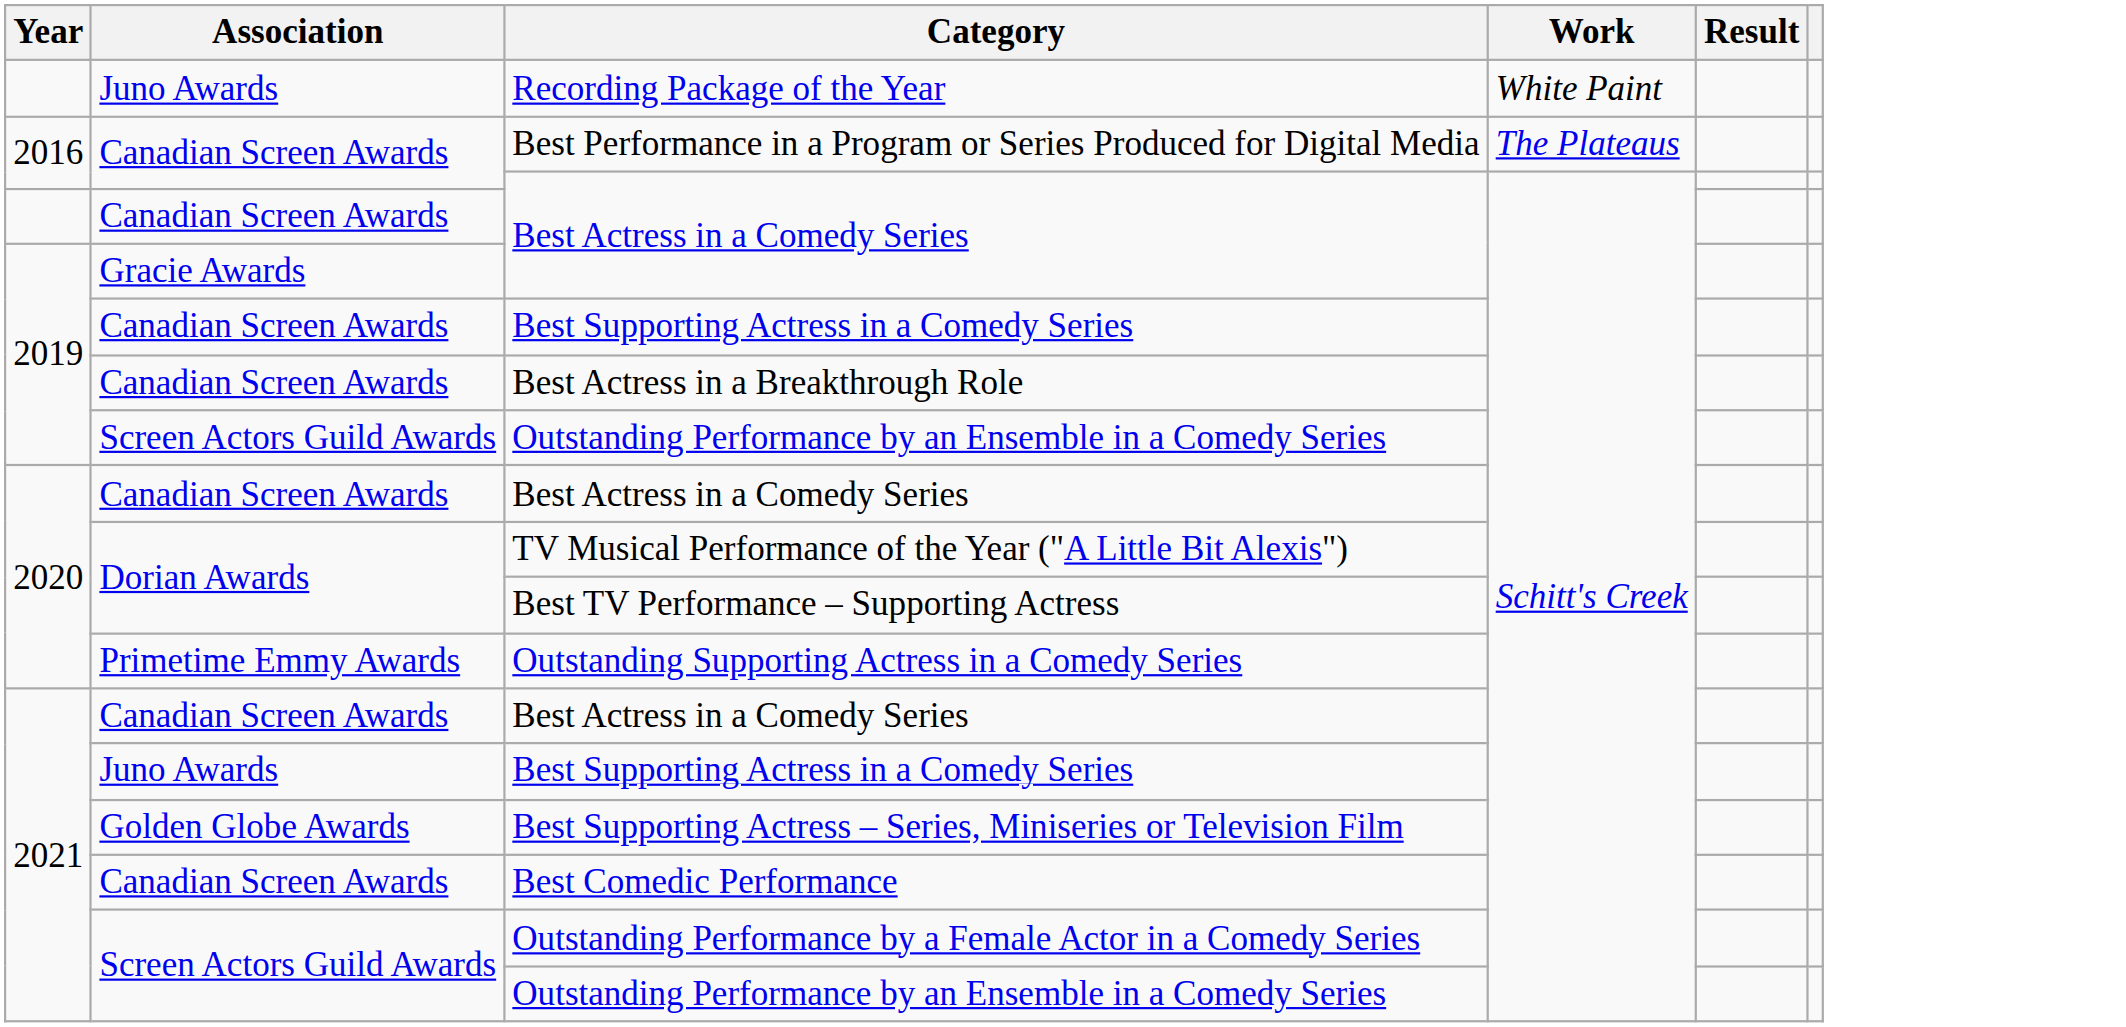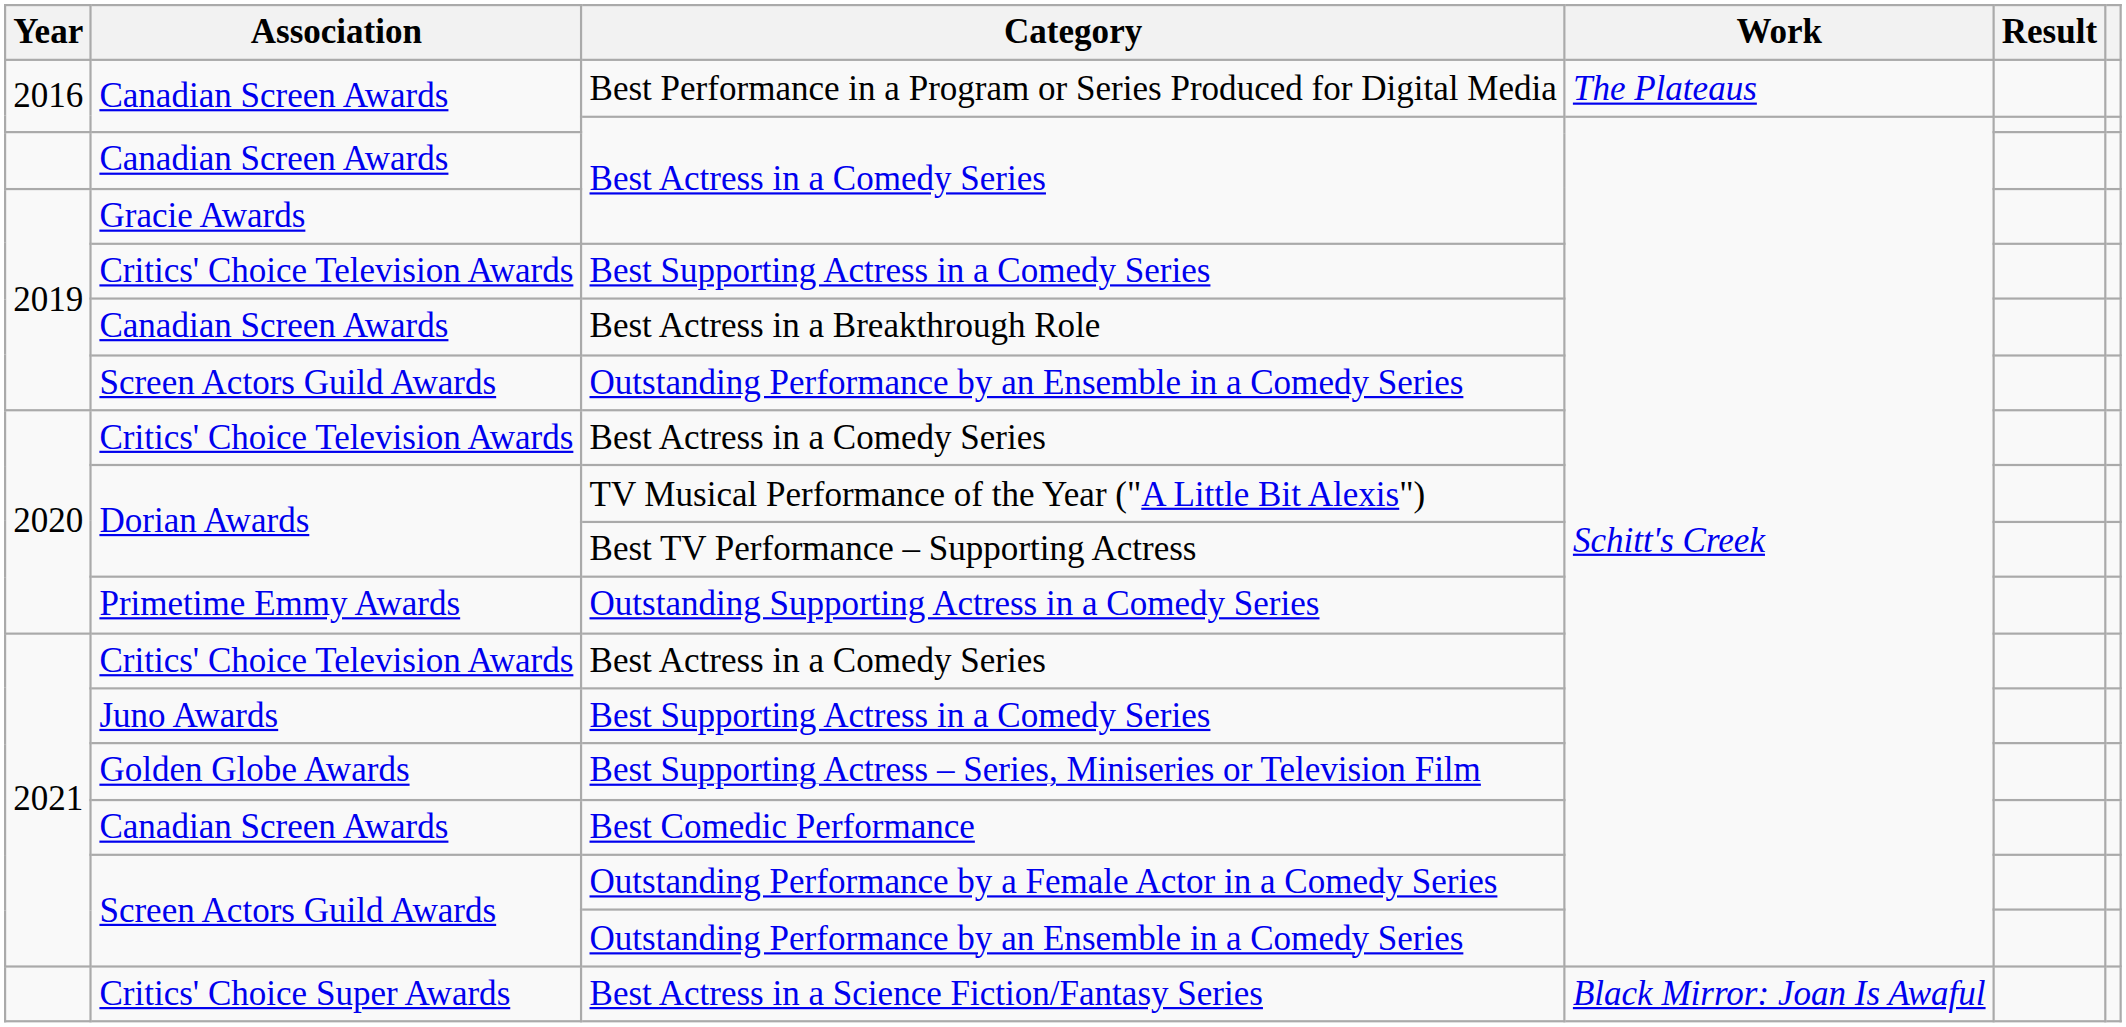- row: (48, 88)
(274, 326) Canadian Screen Awards -> (336, 270) Critics' Choice Television Awards
(274, 493) Canadian Screen Awards -> (336, 437) Critics' Choice Television Awards
(274, 715) Canadian Screen Awards -> (336, 659) Critics' Choice Television Awards
+ row: (48, 994)
